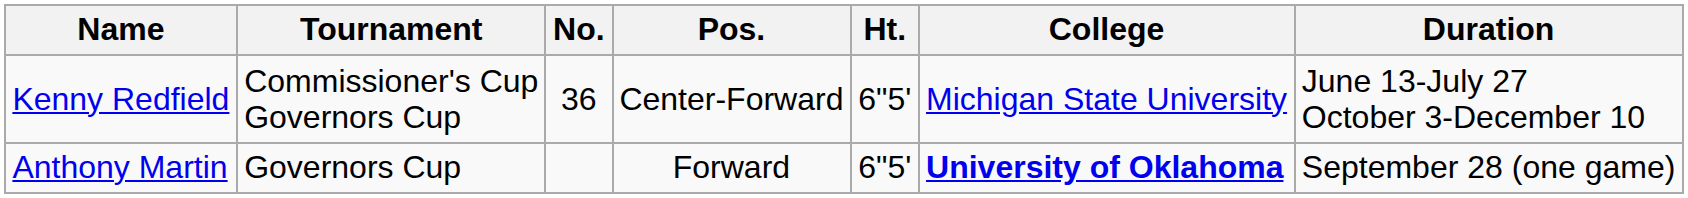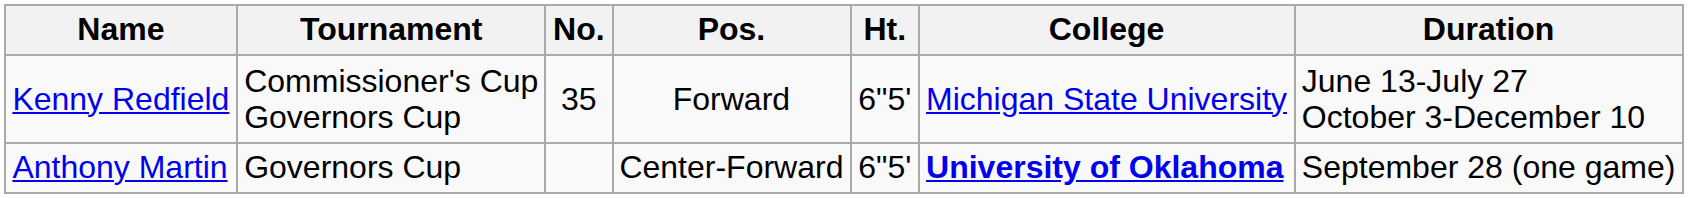(579, 98) 36 -> (579, 98) 35
(731, 98) Center-Forward -> (731, 98) Forward
(731, 167) Forward -> (731, 167) Center-Forward
